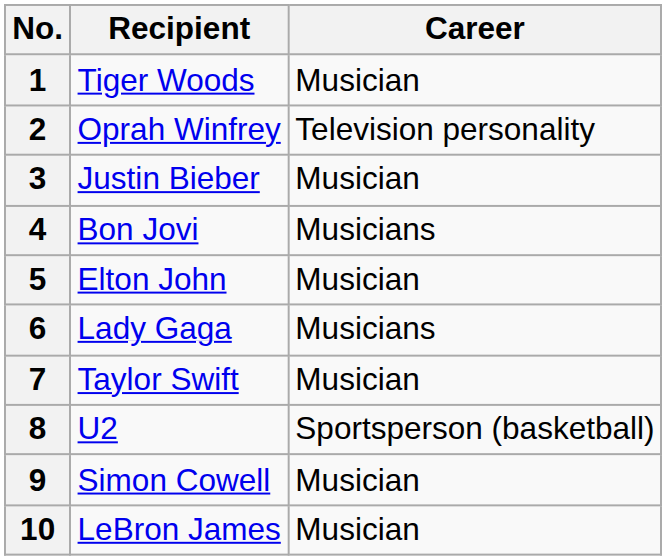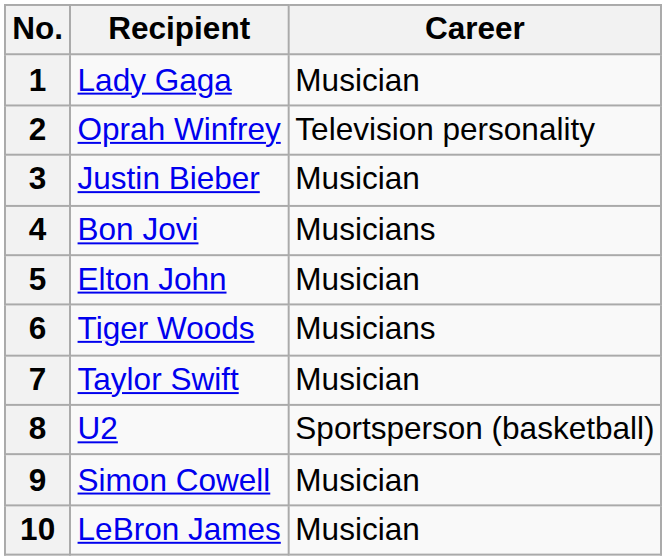(166, 79) Tiger Woods -> (155, 79) Lady Gaga
(155, 329) Lady Gaga -> (166, 329) Tiger Woods
